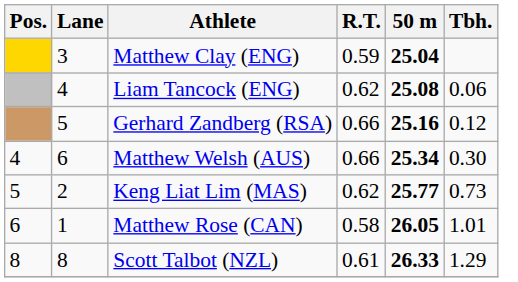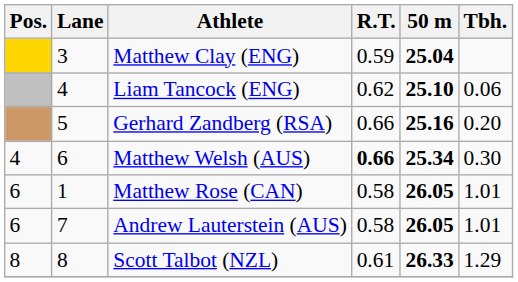(415, 89) 25.08 -> (430, 89) 25.10
(468, 123) 0.12 -> (482, 123) 0.20
(361, 157) normal -> (375, 157) bold
- row: (210, 191)
+ row: (230, 225)
